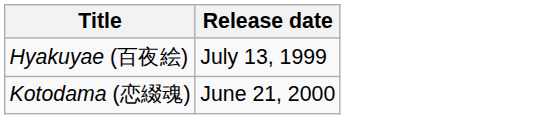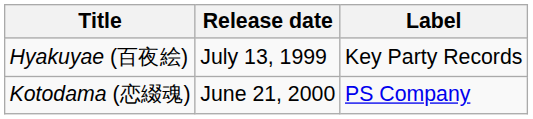+ column: (434, 21)
